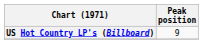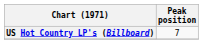(177, 33) 9 -> (177, 33) 7
